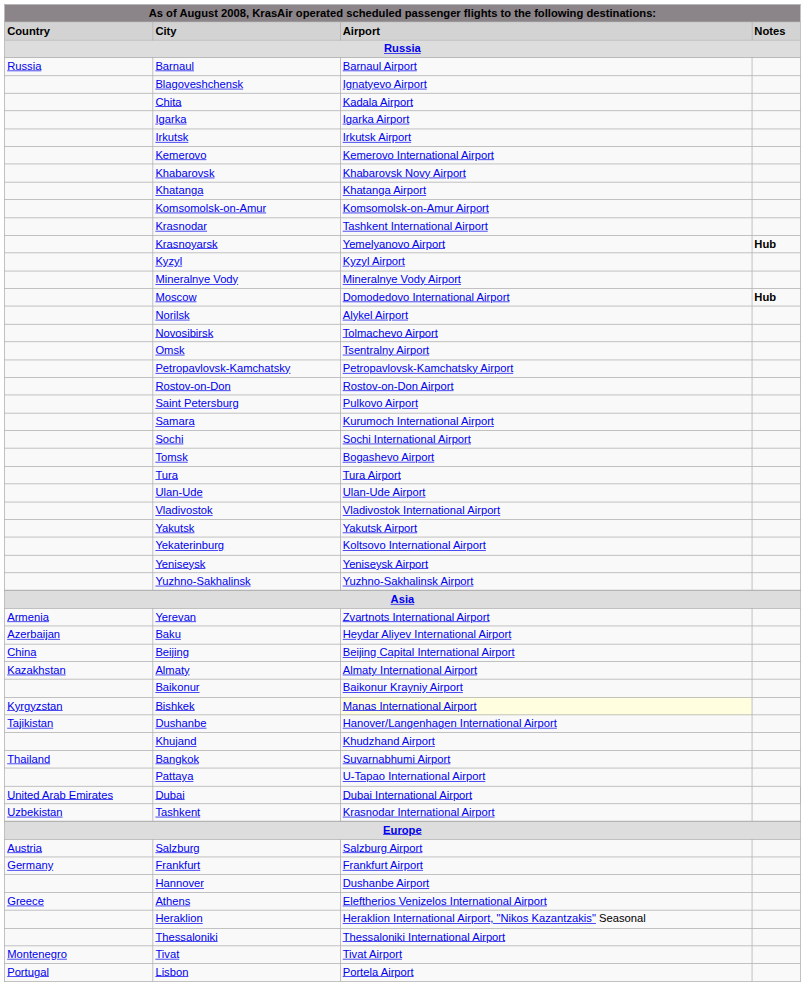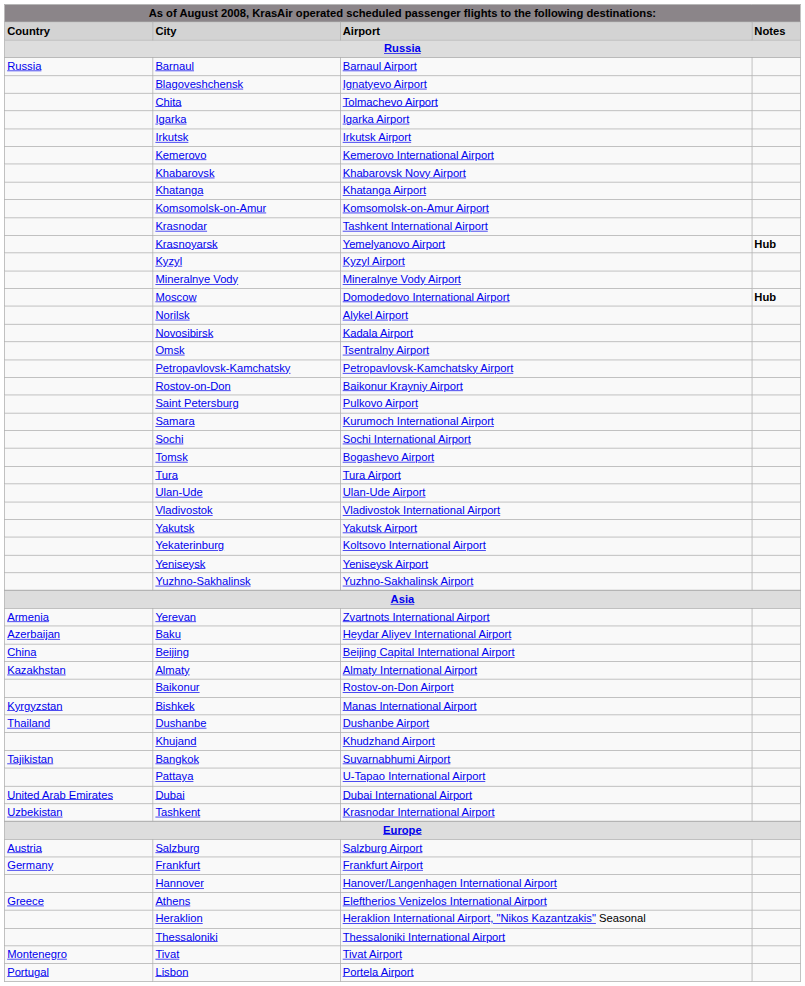(378, 102) Kadala Airport -> (390, 102) Tolmachevo Airport
(390, 333) Tolmachevo Airport -> (378, 333) Kadala Airport
(398, 386) Rostov-on-Don Airport -> (403, 386) Baikonur Krayniy Airport
(403, 688) Baikonur Krayniy Airport -> (398, 688) Rostov-on-Don Airport
(410, 706) lightyellow background -> (410, 706) no background
(30, 723) Tajikistan -> (29, 723) Thailand
(450, 723) Hanover/Langenhagen International Airport -> (386, 723) Dushanbe Airport
(29, 759) Thailand -> (30, 759) Tajikistan
(386, 883) Dushanbe Airport -> (450, 883) Hanover/Langenhagen International Airport
